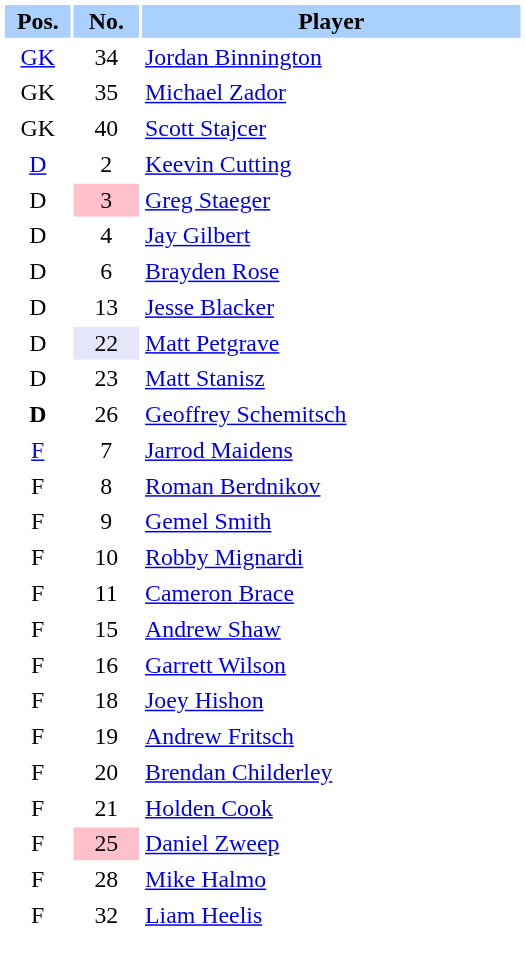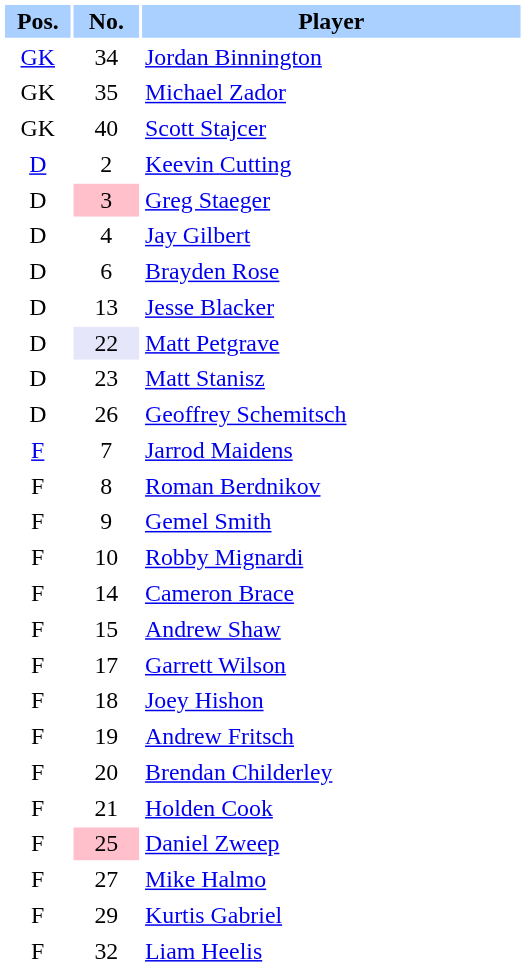(38, 414) bold -> (38, 414) normal
(106, 593) 11 -> (106, 593) 14
(106, 664) 16 -> (106, 664) 17
(106, 879) 28 -> (106, 879) 27
+ row: (214, 915)
